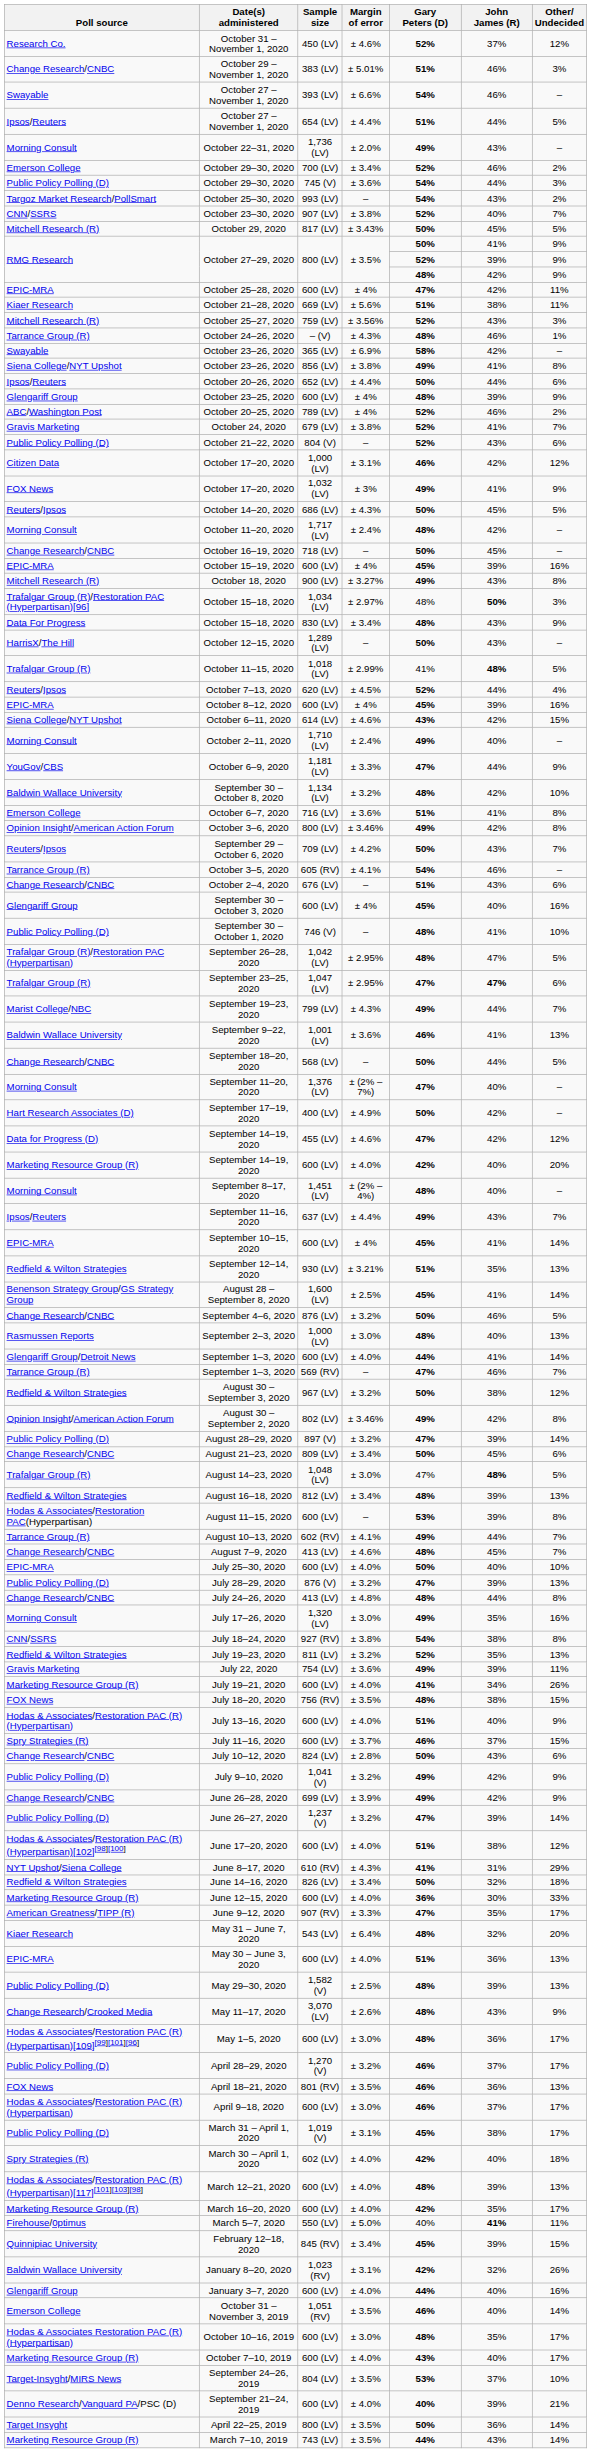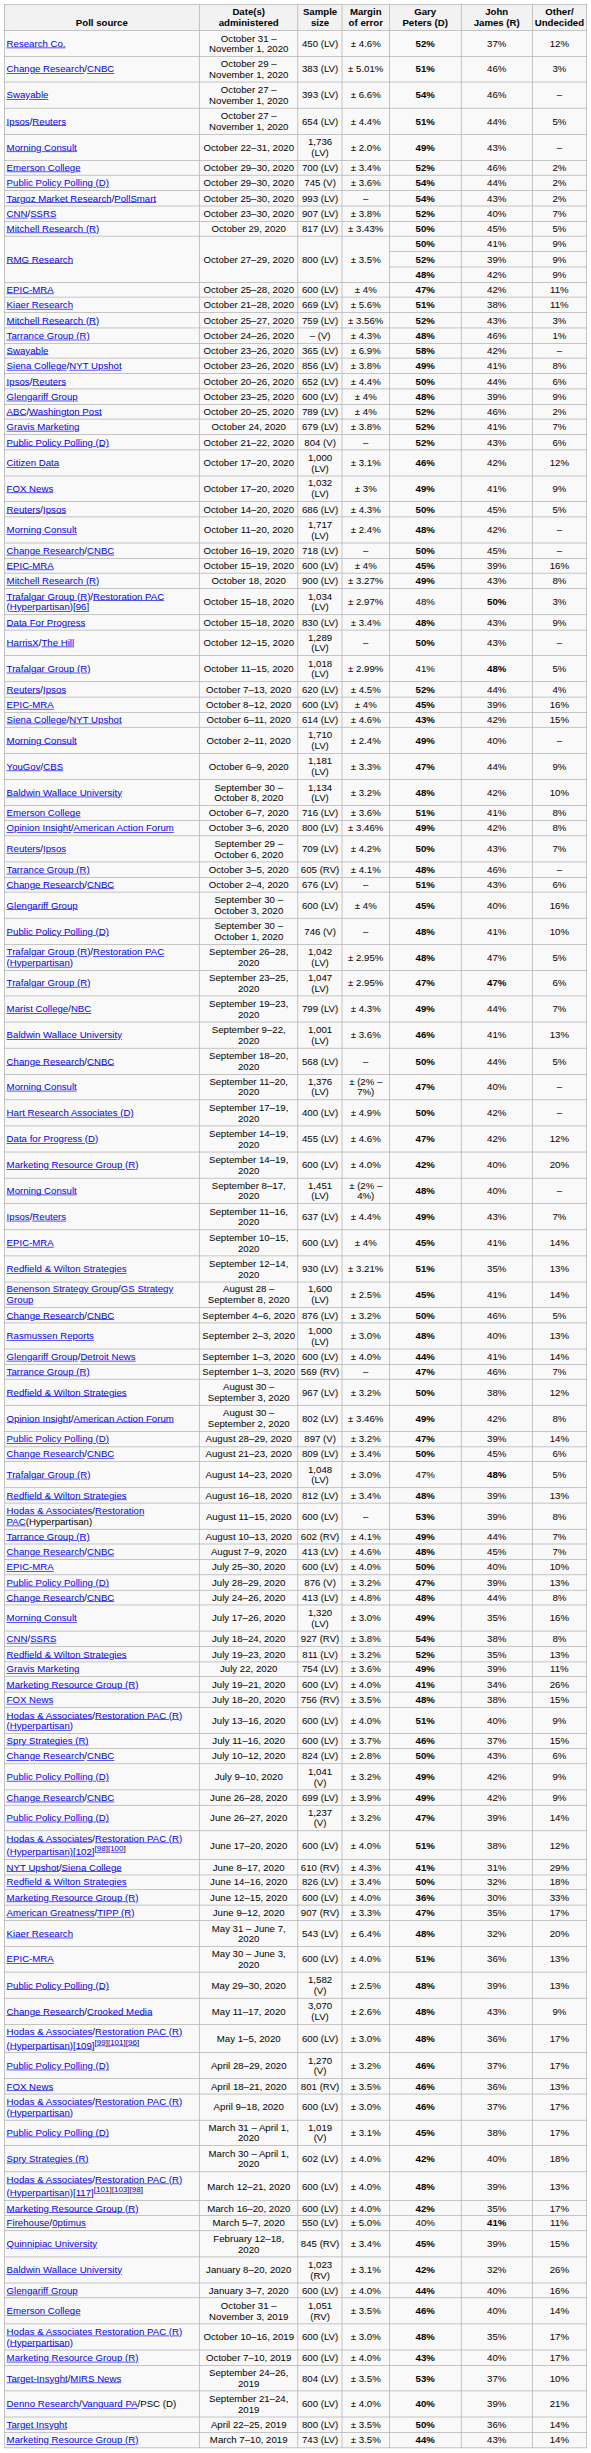(559, 183) 3% -> (559, 183) 2%
(425, 870) 54% -> (425, 870) 48%
